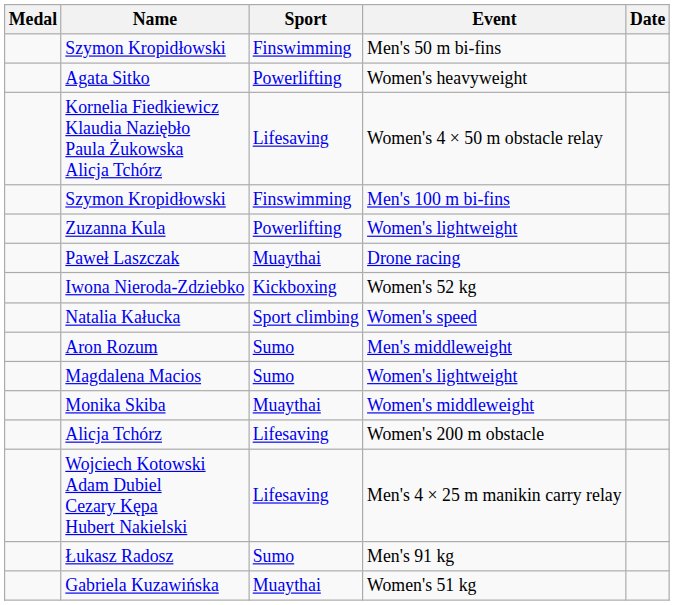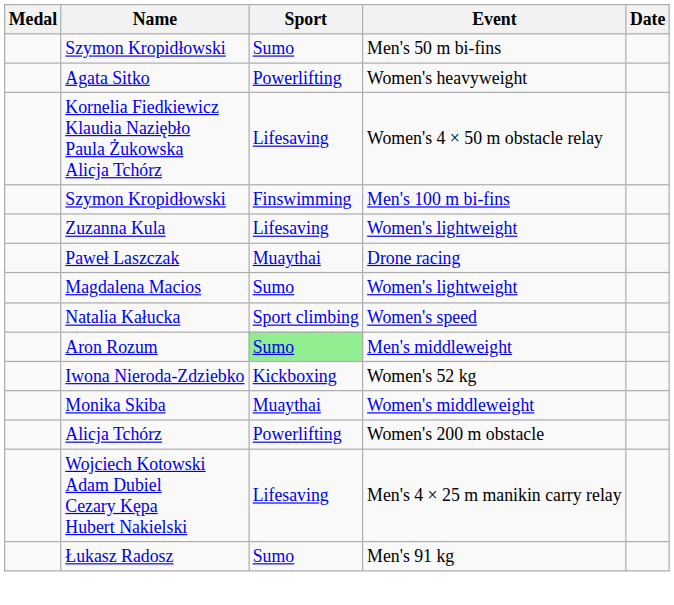(302, 48) Finswimming -> (273, 48) Sumo
(297, 229) Powerlifting -> (291, 229) Lifesaving
rows swapped: (155, 287) <-> (133, 375)
(273, 346) no background -> (273, 346) lightgreen background
(291, 434) Lifesaving -> (297, 434) Powerlifting
- row: (142, 585)
